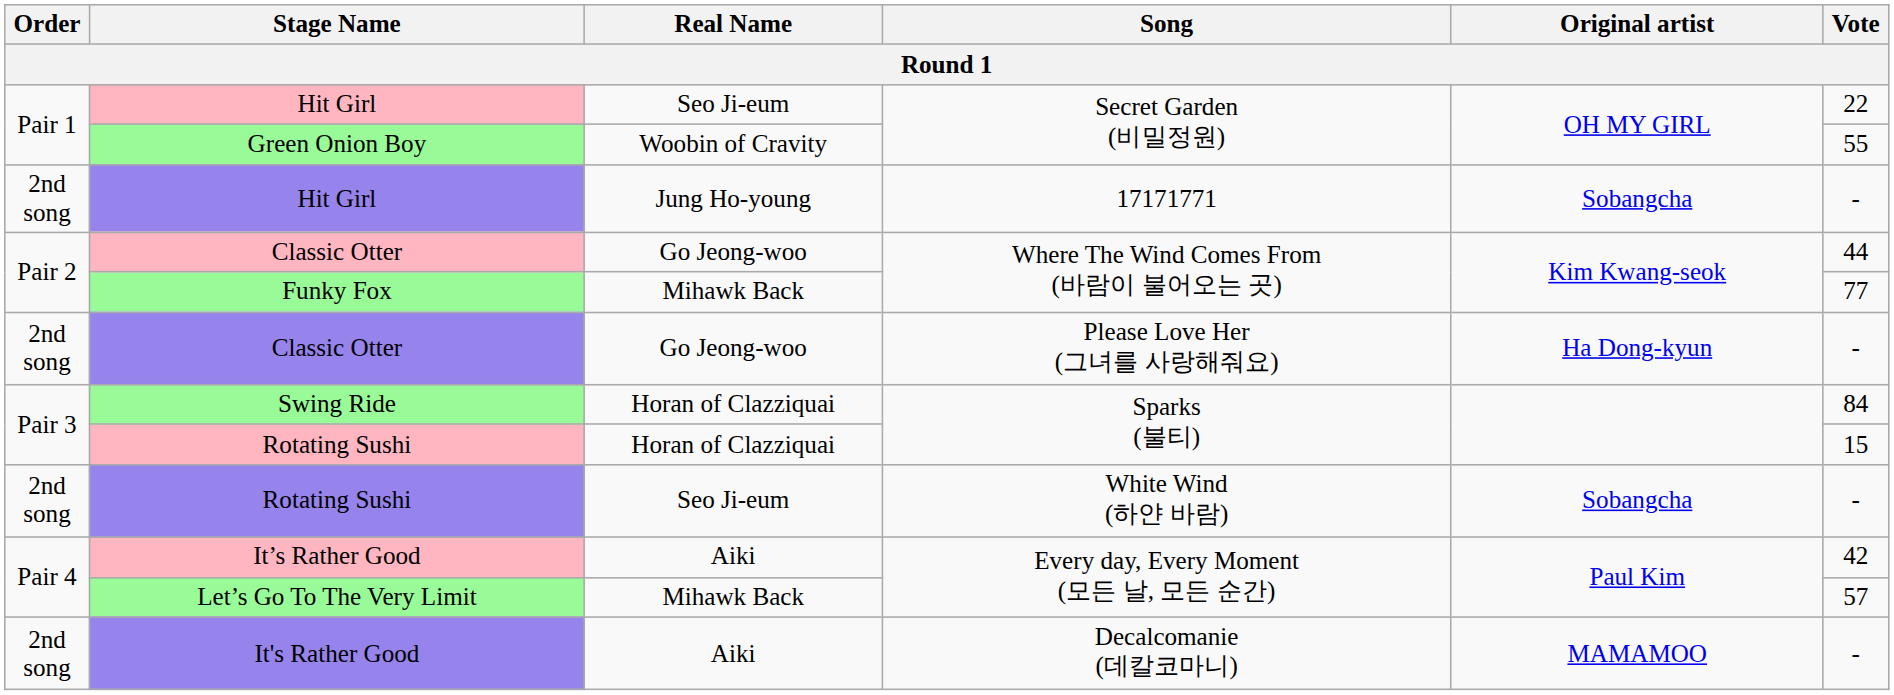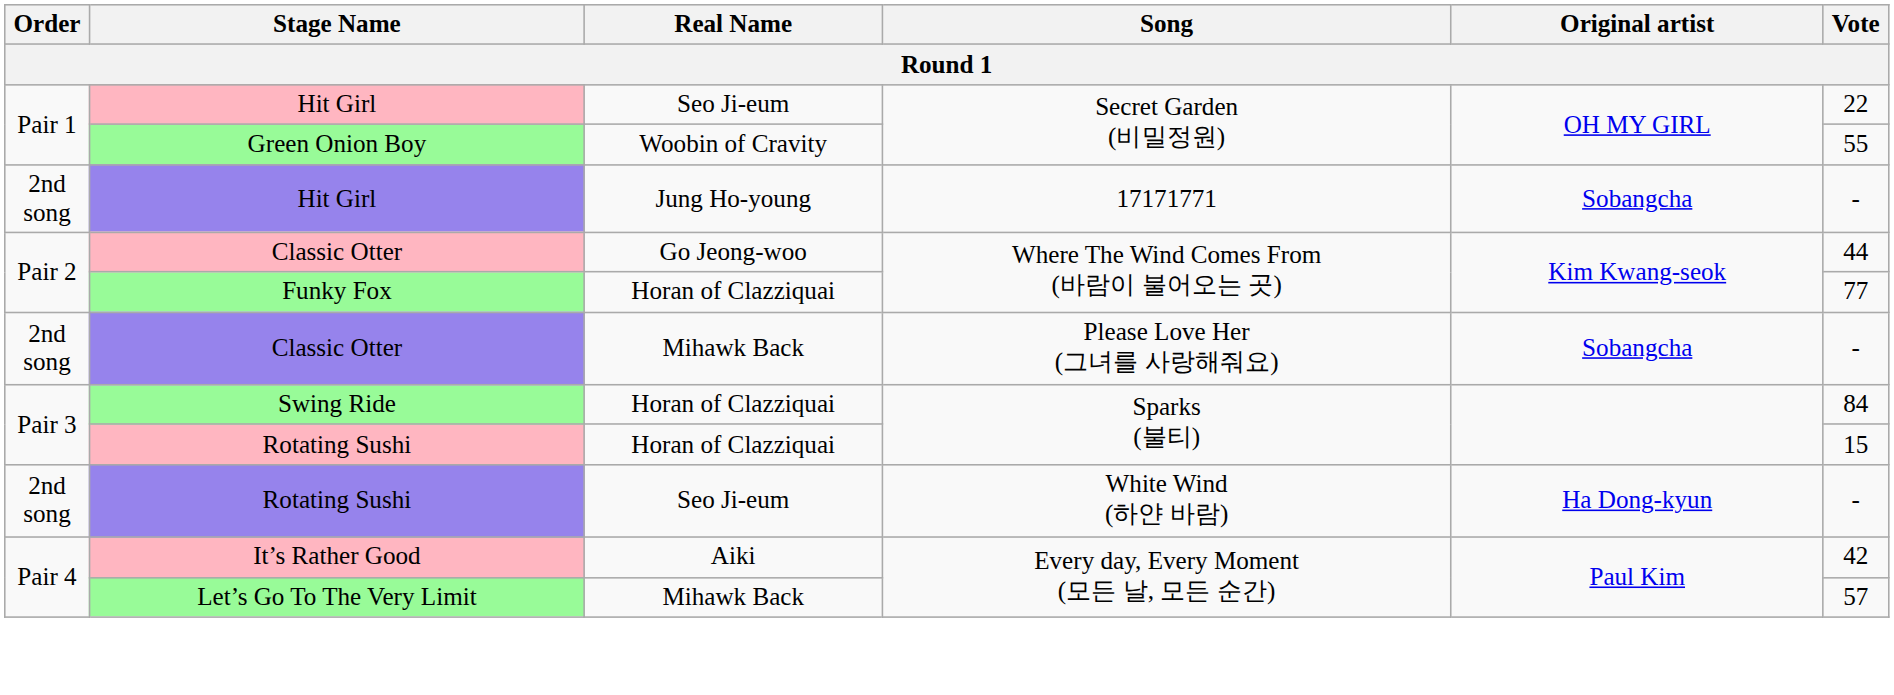(733, 291) Mihawk Back -> (733, 291) Horan of Clazziquai
(733, 348) Go Jeong-woo -> (733, 348) Mihawk Back
(1637, 348) Ha Dong-kyun -> (1637, 348) Sobangcha
(1637, 500) Sobangcha -> (1637, 500) Ha Dong-kyun
- row: (337, 653)
